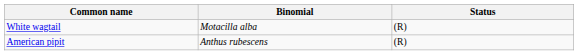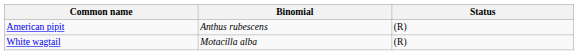rows swapped: (34, 27) <-> (35, 42)
